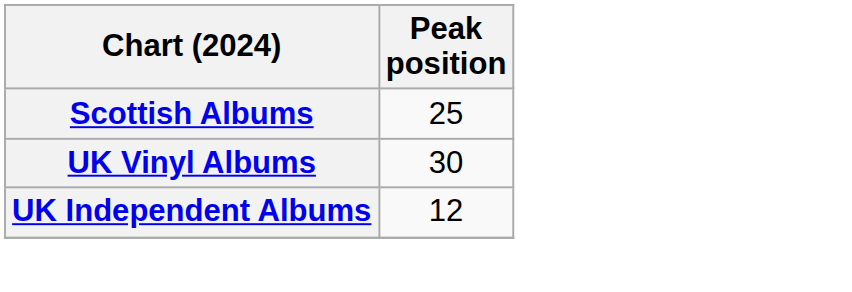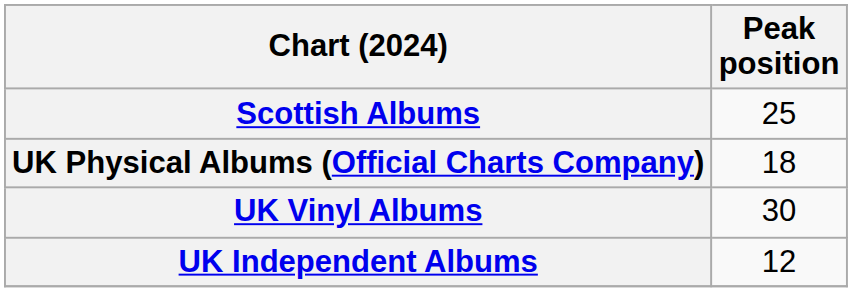+ row: (358, 162)
